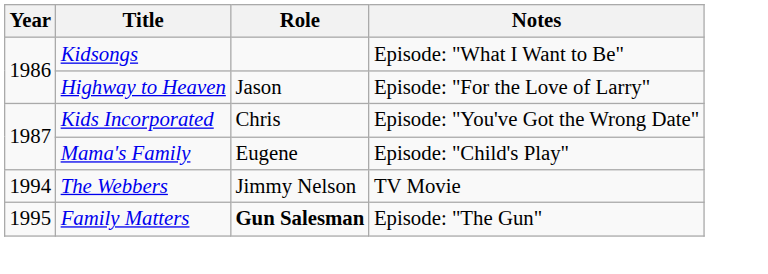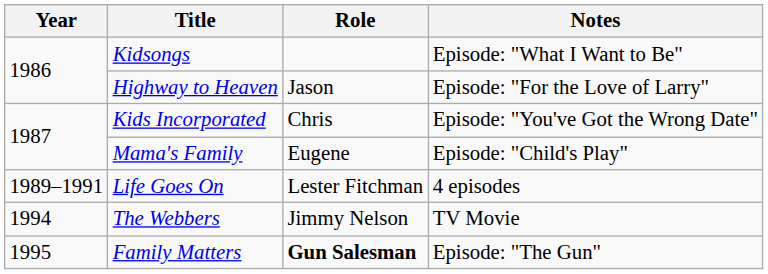+ row: (168, 185)
